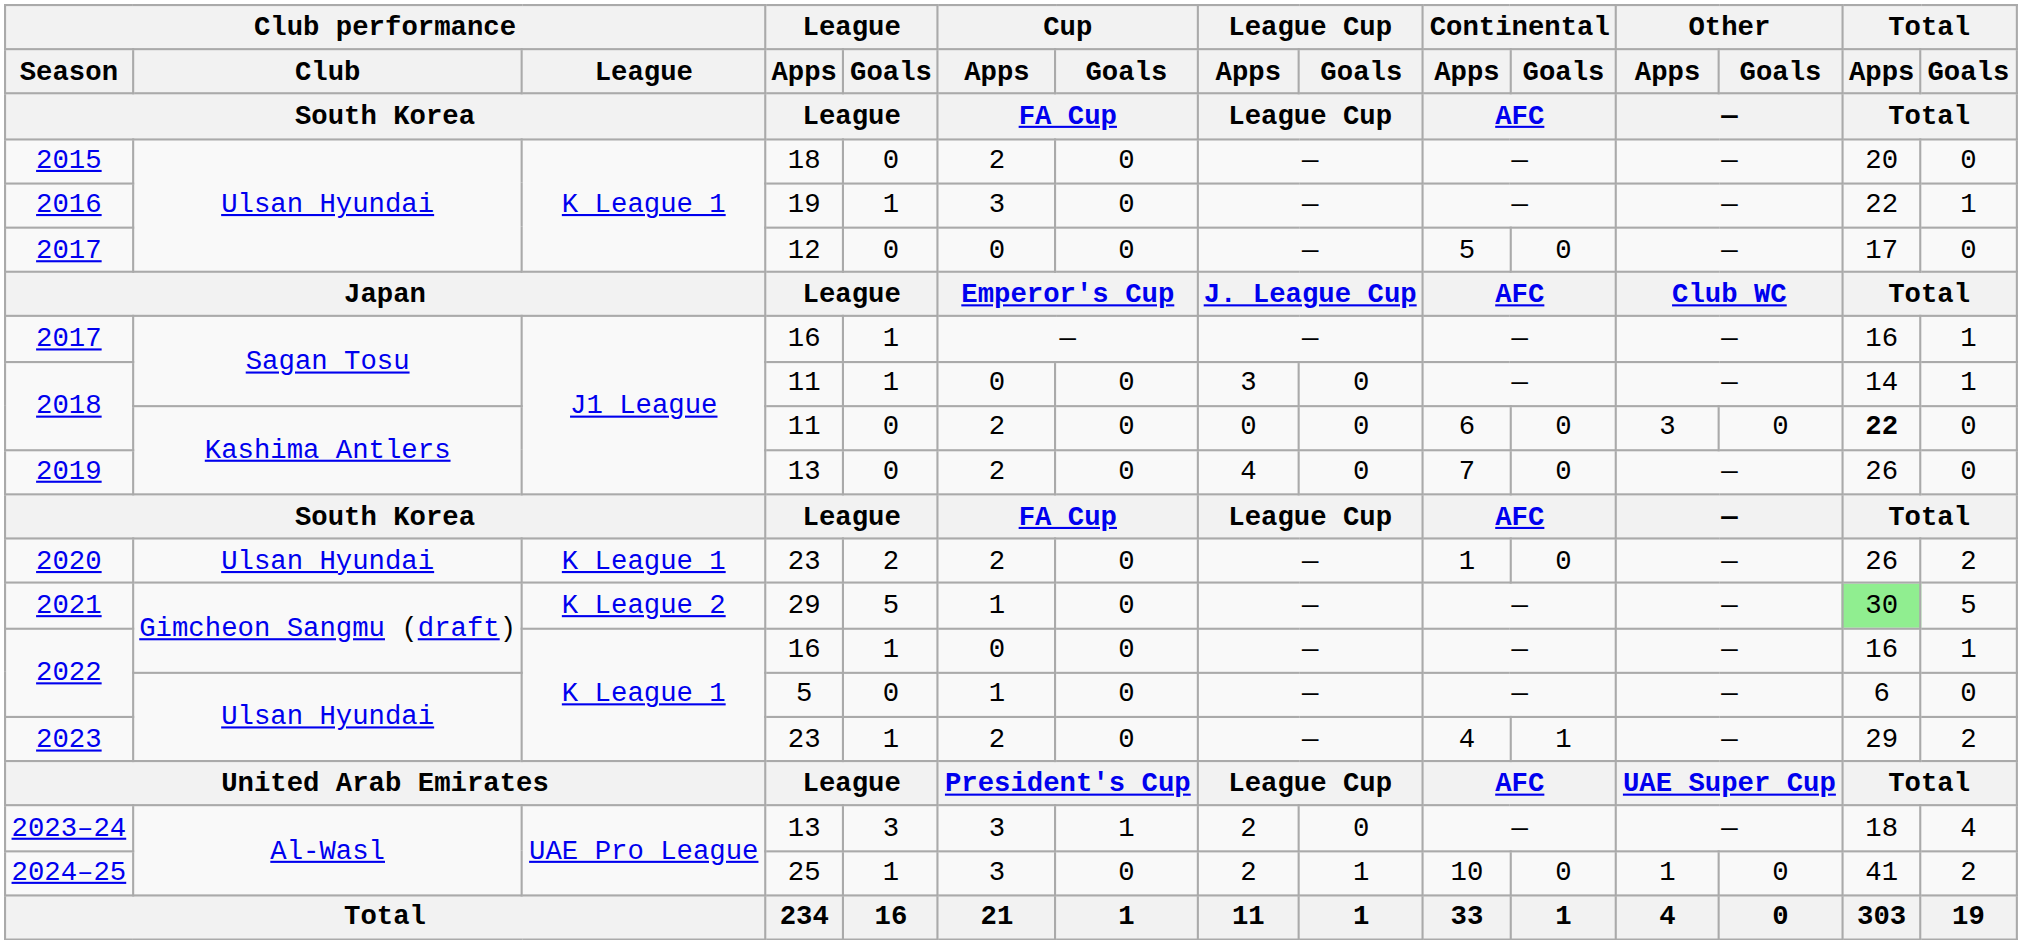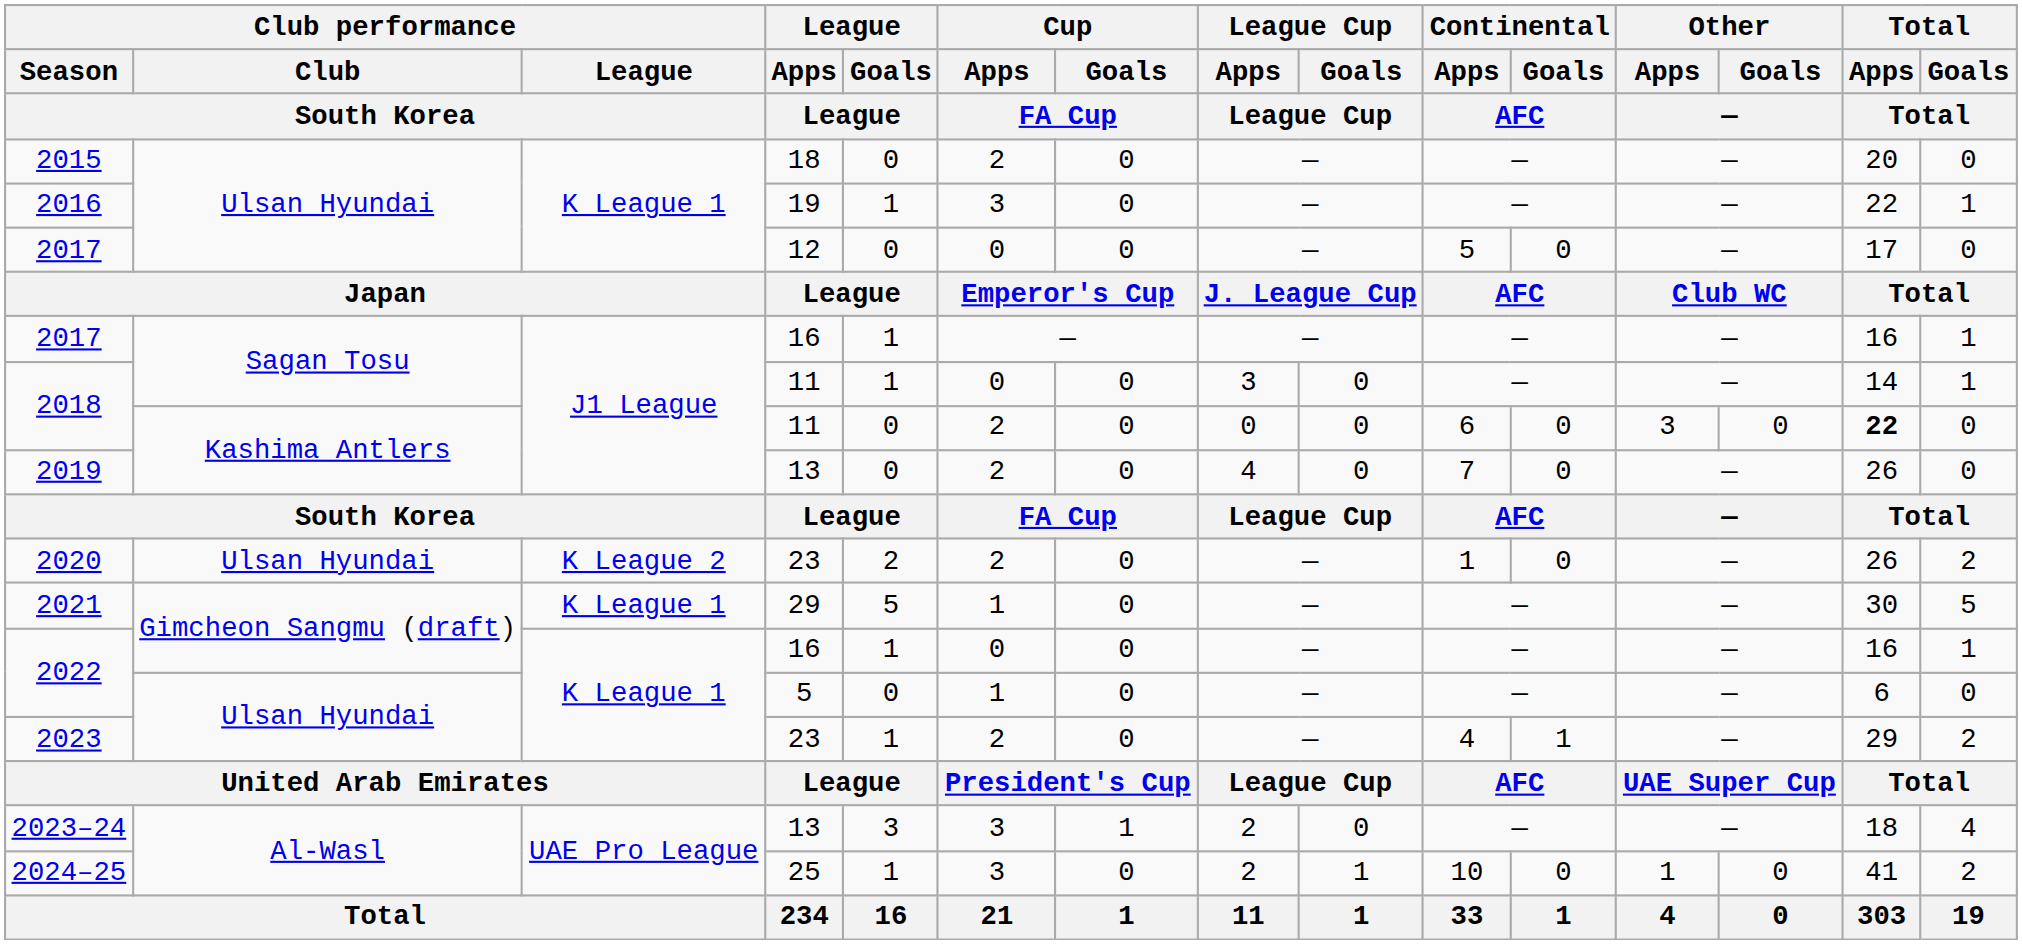(644, 561) K League 1 -> (644, 561) K League 2
(644, 606) K League 2 -> (644, 606) K League 1
(1882, 606) lightgreen background -> (1882, 606) no background
